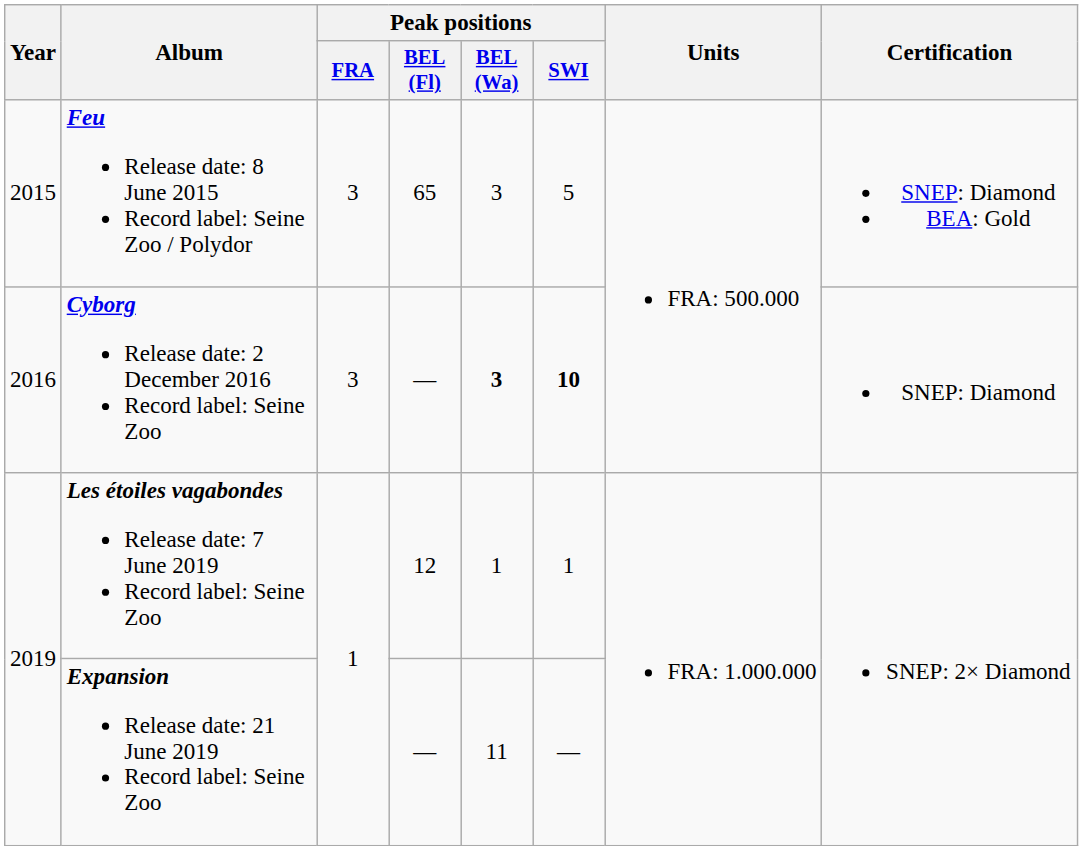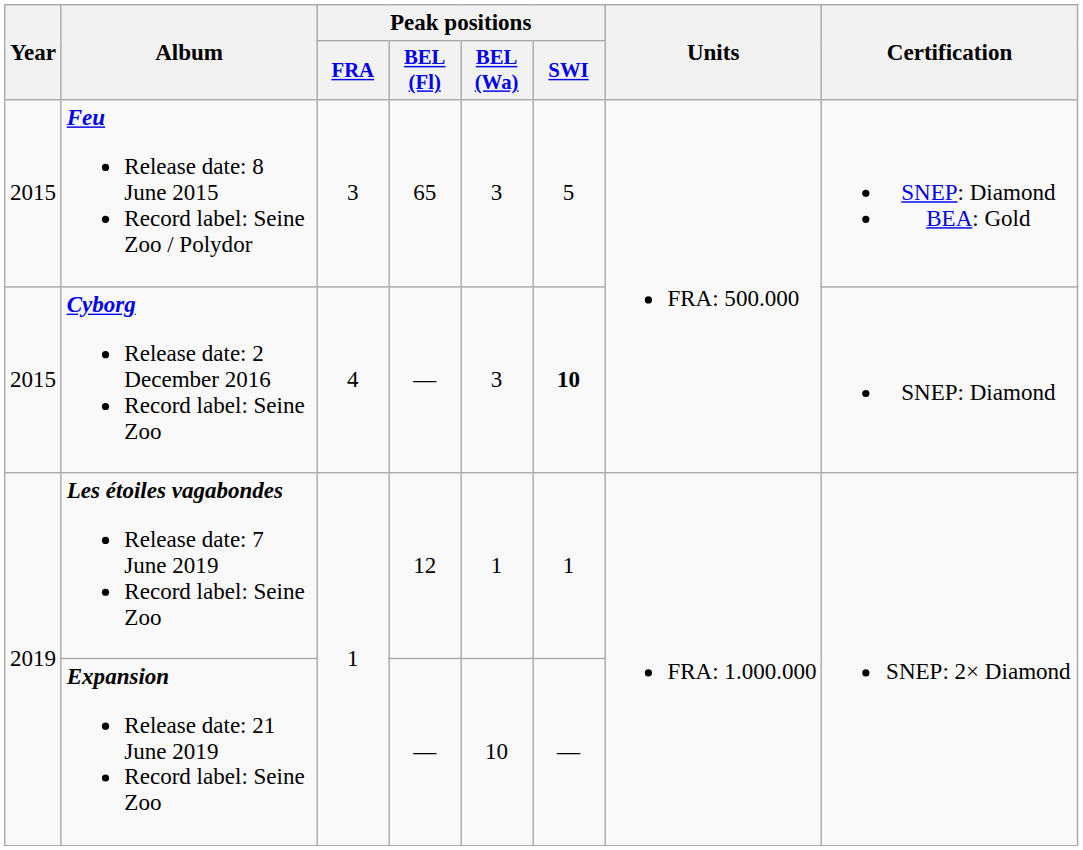(33, 379) 2016 -> (33, 379) 2015
(353, 379) 3 -> (353, 379) 4
(497, 379) bold -> (497, 379) normal
(497, 751) 11 -> (497, 751) 10
